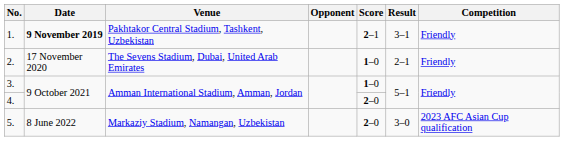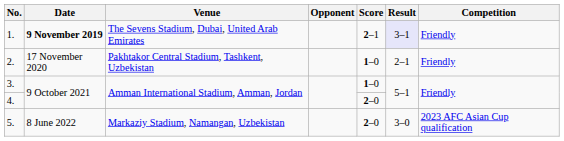(186, 34) Pakhtakor Central Stadium, Tashkent, Uzbekistan -> (193, 34) The Sevens Stadium, Dubai, United Arab Emirates
(402, 34) no background -> (402, 34) lavender background
(193, 62) The Sevens Stadium, Dubai, United Arab Emirates -> (186, 62) Pakhtakor Central Stadium, Tashkent, Uzbekistan
